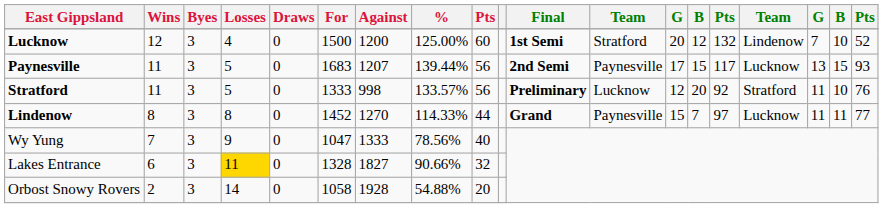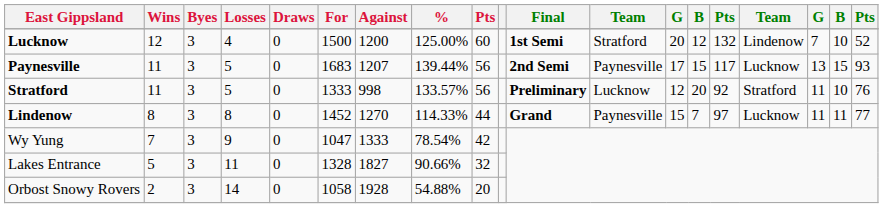(438, 139) 78.56% -> (438, 139) 78.54%
(483, 139) 40 -> (483, 139) 42
(151, 164) 6 -> (151, 164) 5
(232, 164) gold background -> (232, 164) no background
